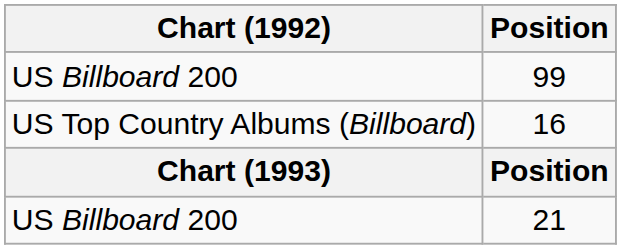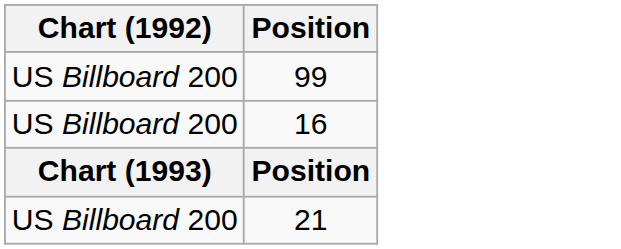(244, 123) US Top Country Albums (Billboard) -> (125, 123) US Billboard 200
